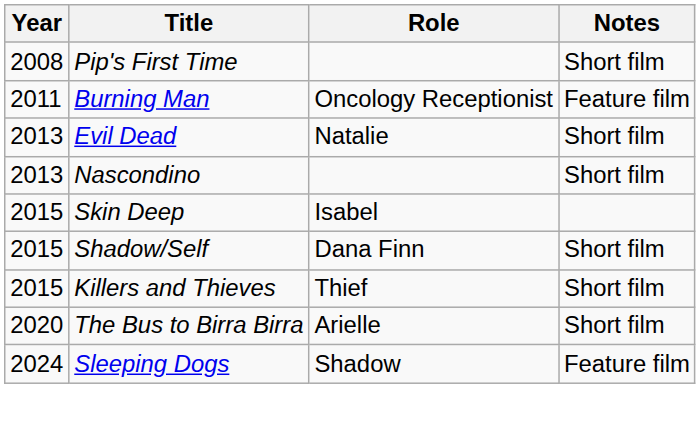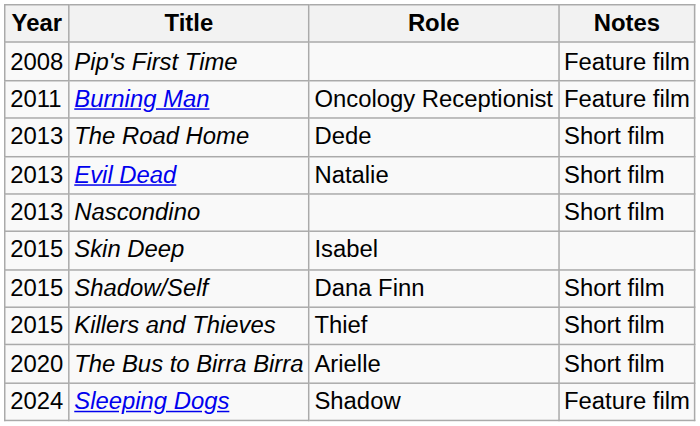(614, 61) Short film -> (627, 61) Feature film
+ row: (162, 136)
